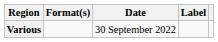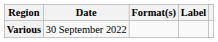columns swapped: (136, 12) <-> (68, 12)
